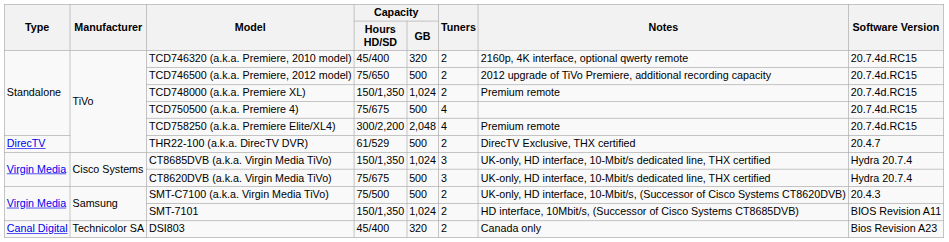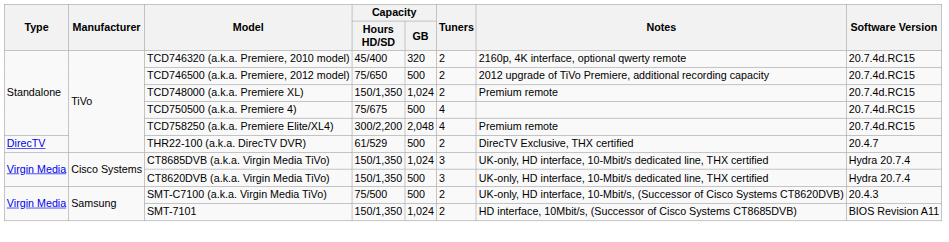(373, 178) 75/675 -> (378, 178) 150/1,350
- row: (167, 229)
